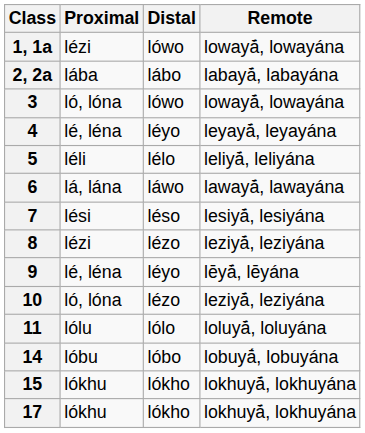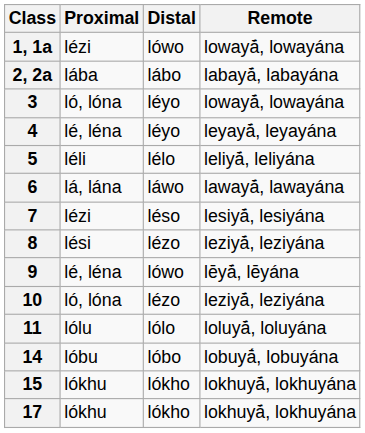(166, 103) lówo -> (164, 103) léyo
(78, 215) lési -> (78, 215) lézi
(78, 243) lézi -> (78, 243) lési
(164, 272) léyo -> (166, 272) lówo
